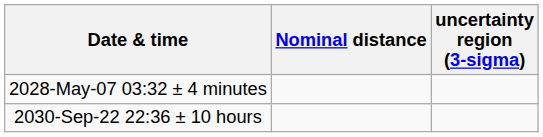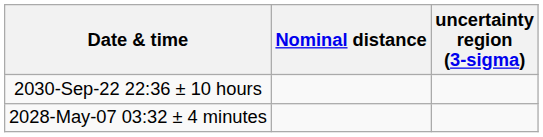rows swapped: (138, 89) <-> (138, 118)
